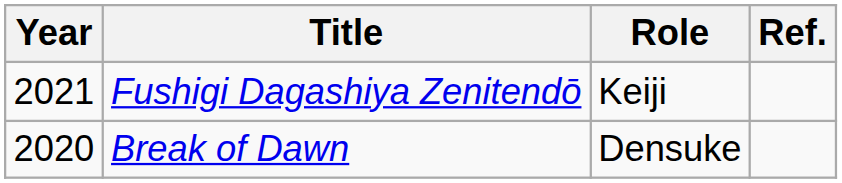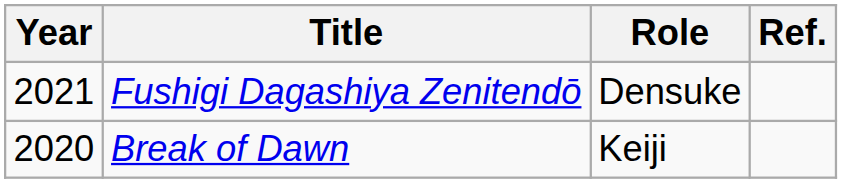(633, 90) Keiji -> (670, 90) Densuke
(670, 148) Densuke -> (633, 148) Keiji
